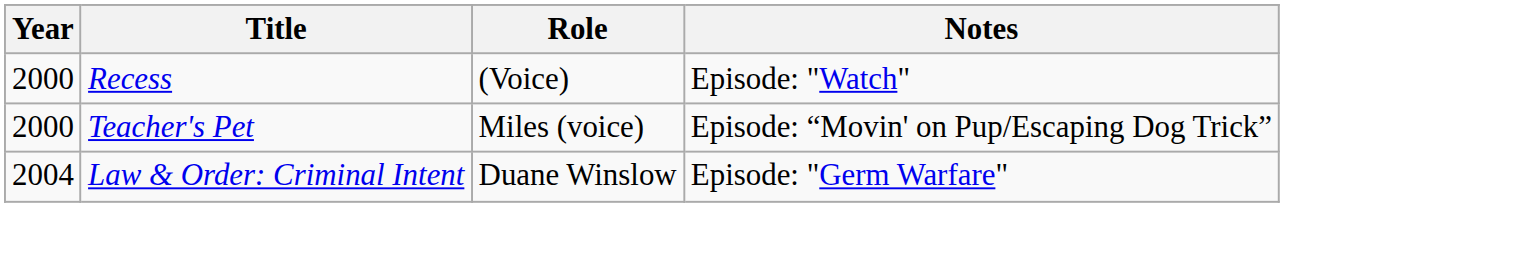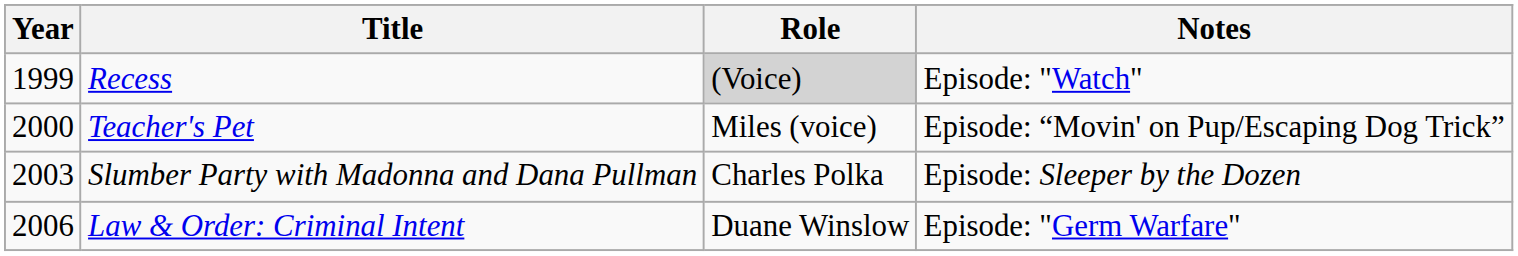(43, 77) 2000 -> (43, 77) 1999
(524, 77) no background -> (756, 77) lightgrey background
+ row: (393, 175)
(43, 175) 2004 -> (43, 224) 2006
